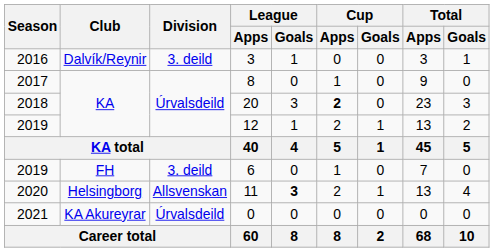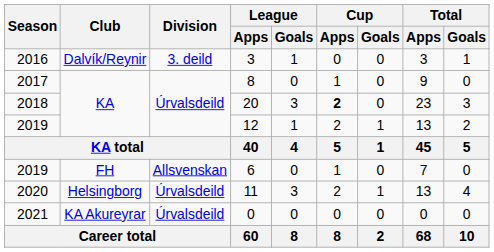(190, 170) 3. deild -> (190, 170) Allsvenskan
(190, 192) Allsvenskan -> (190, 192) Úrvalsdeild
(294, 192) bold -> (294, 192) normal
